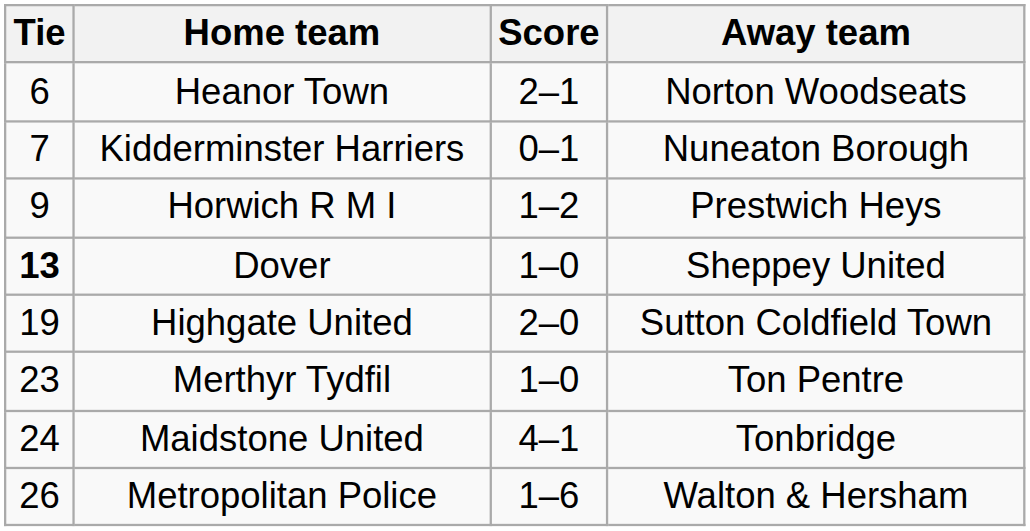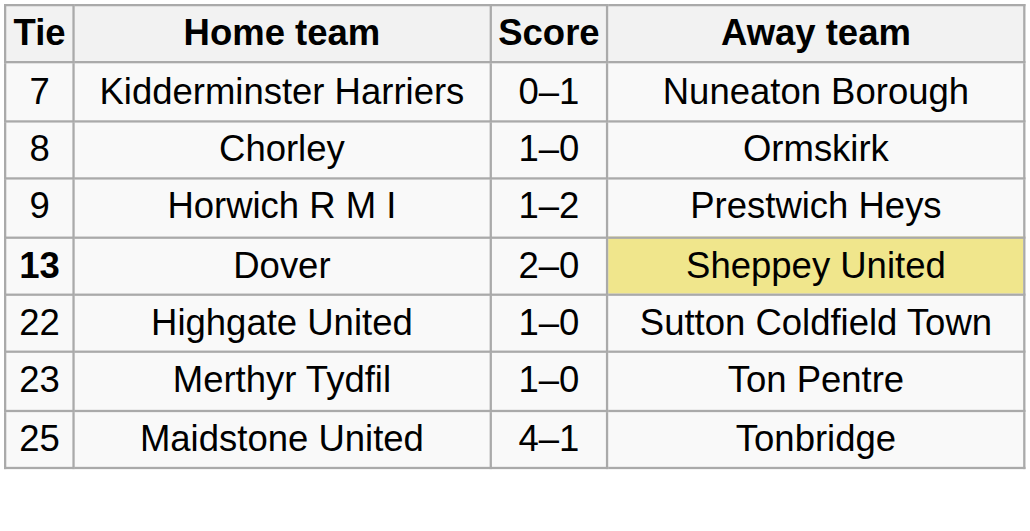- row: (282, 91)
+ row: (282, 149)
(549, 264) 1–0 -> (549, 264) 2–0
(816, 264) no background -> (816, 264) khaki background
(40, 322) 19 -> (40, 322) 22
(549, 322) 2–0 -> (549, 322) 1–0
(40, 438) 24 -> (40, 438) 25
- row: (282, 496)
